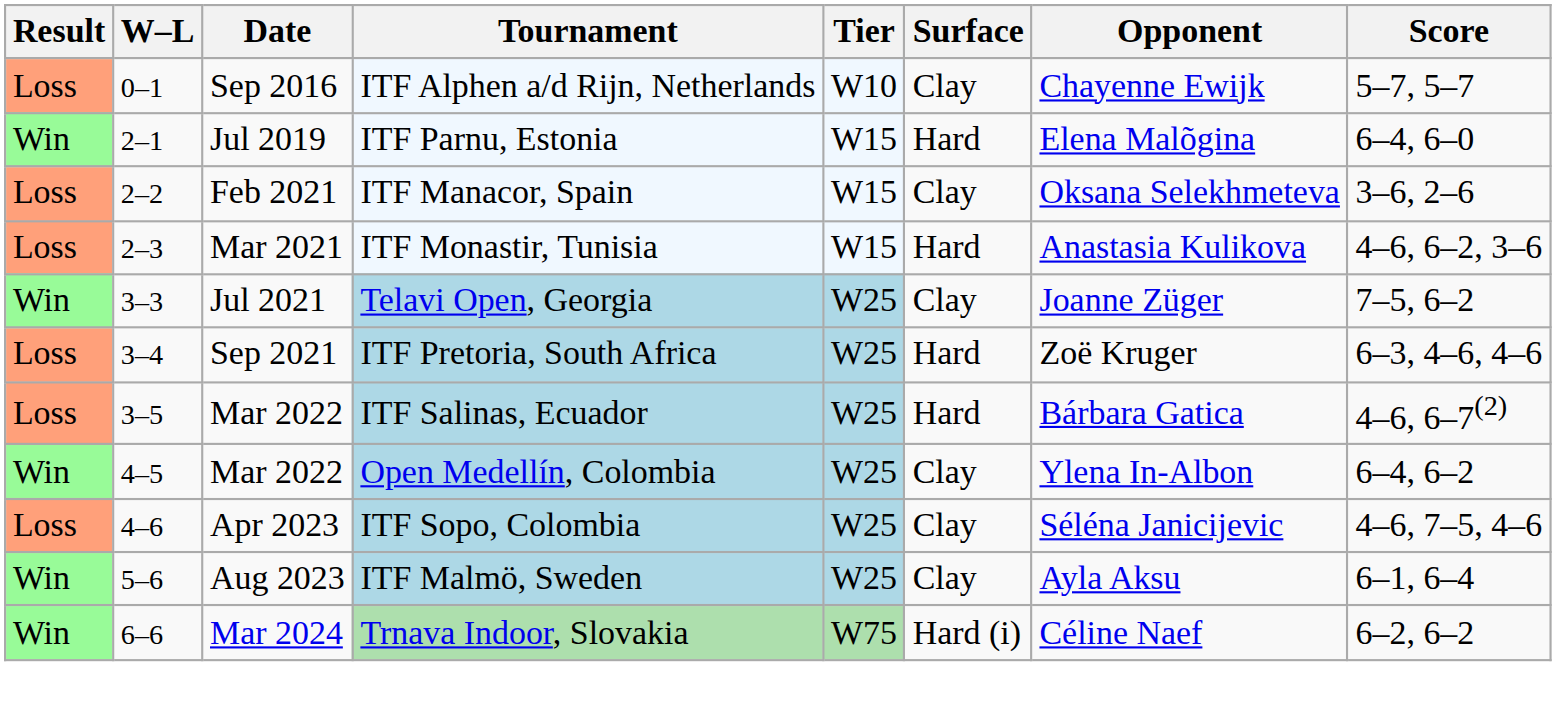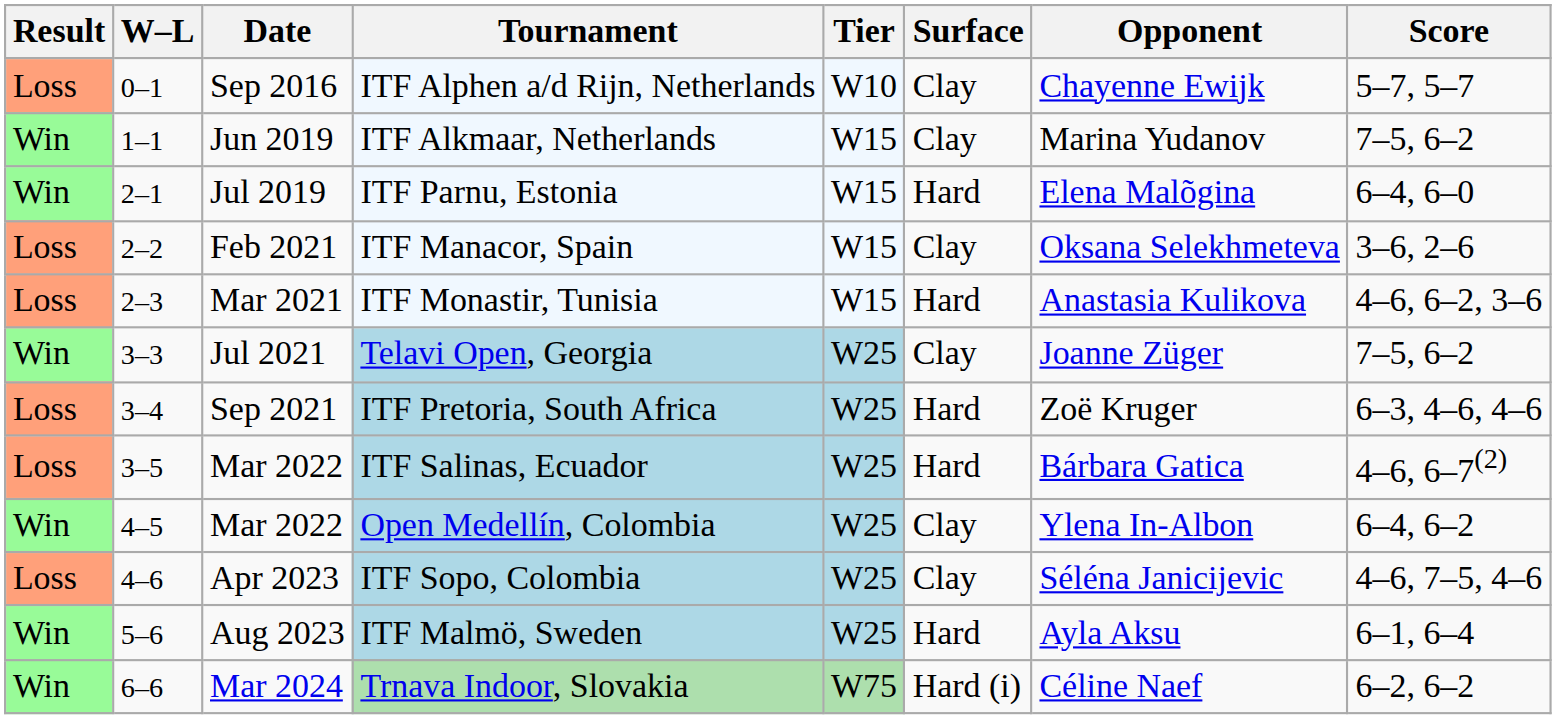+ row: (538, 138)
(945, 578) Clay -> (947, 632) Hard
